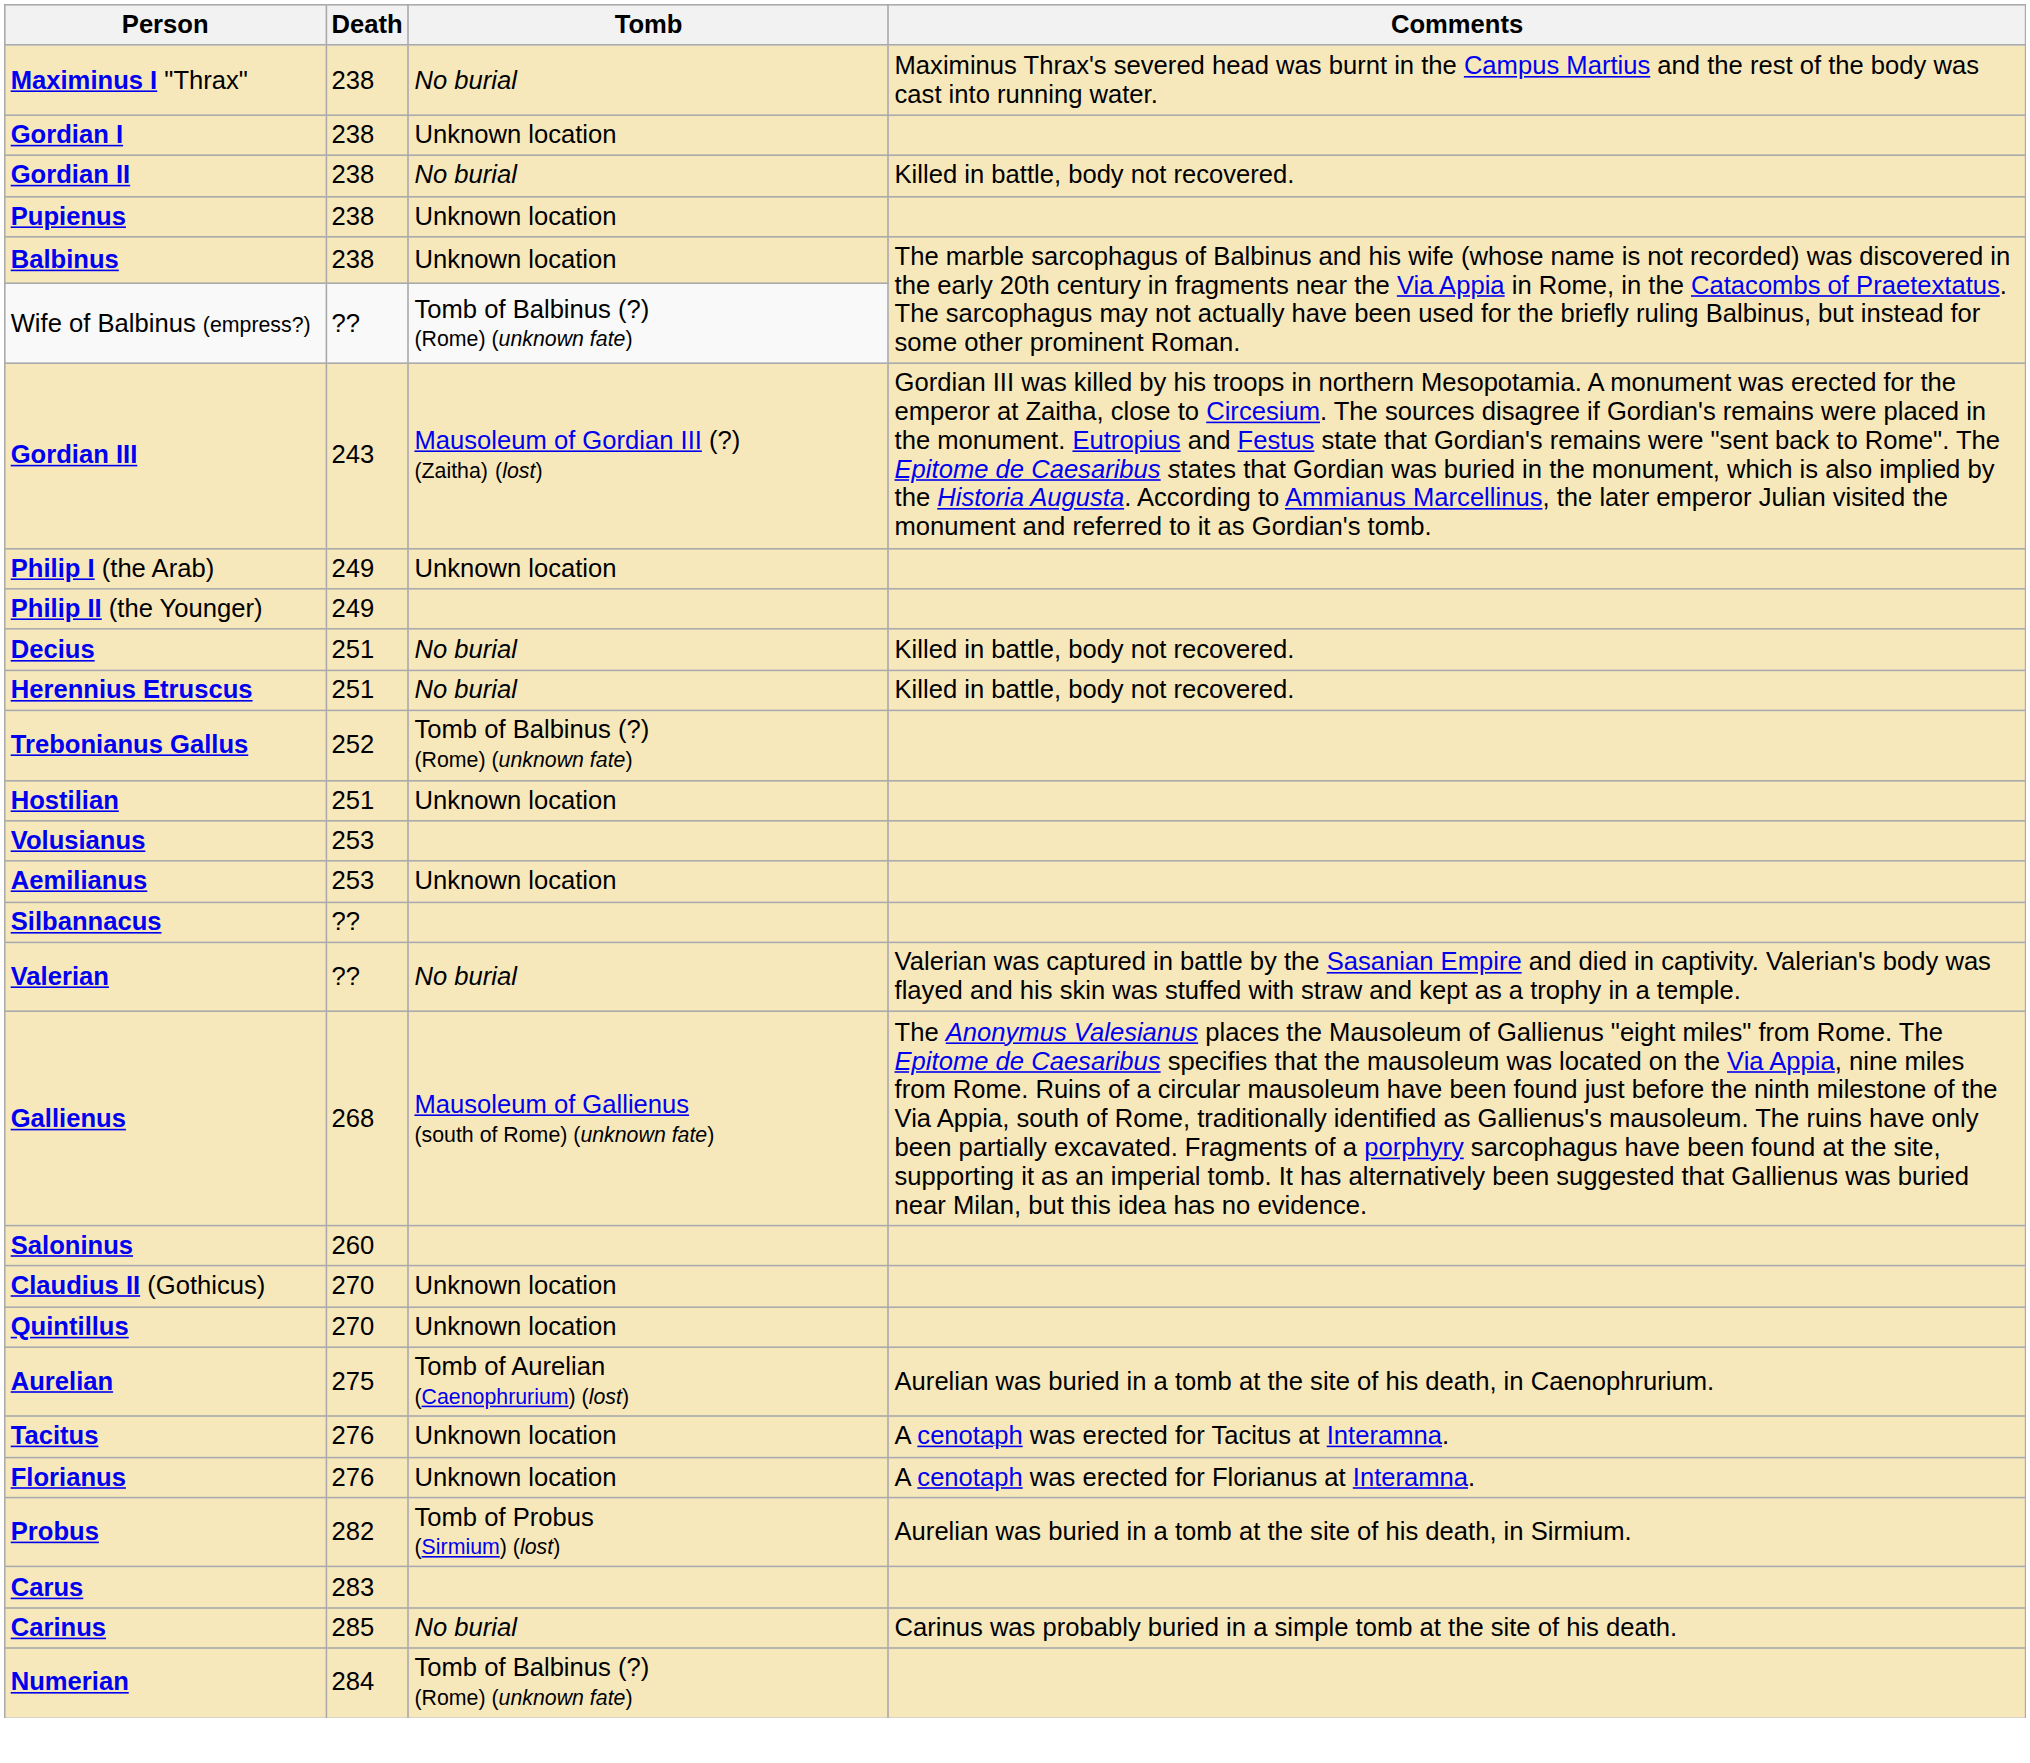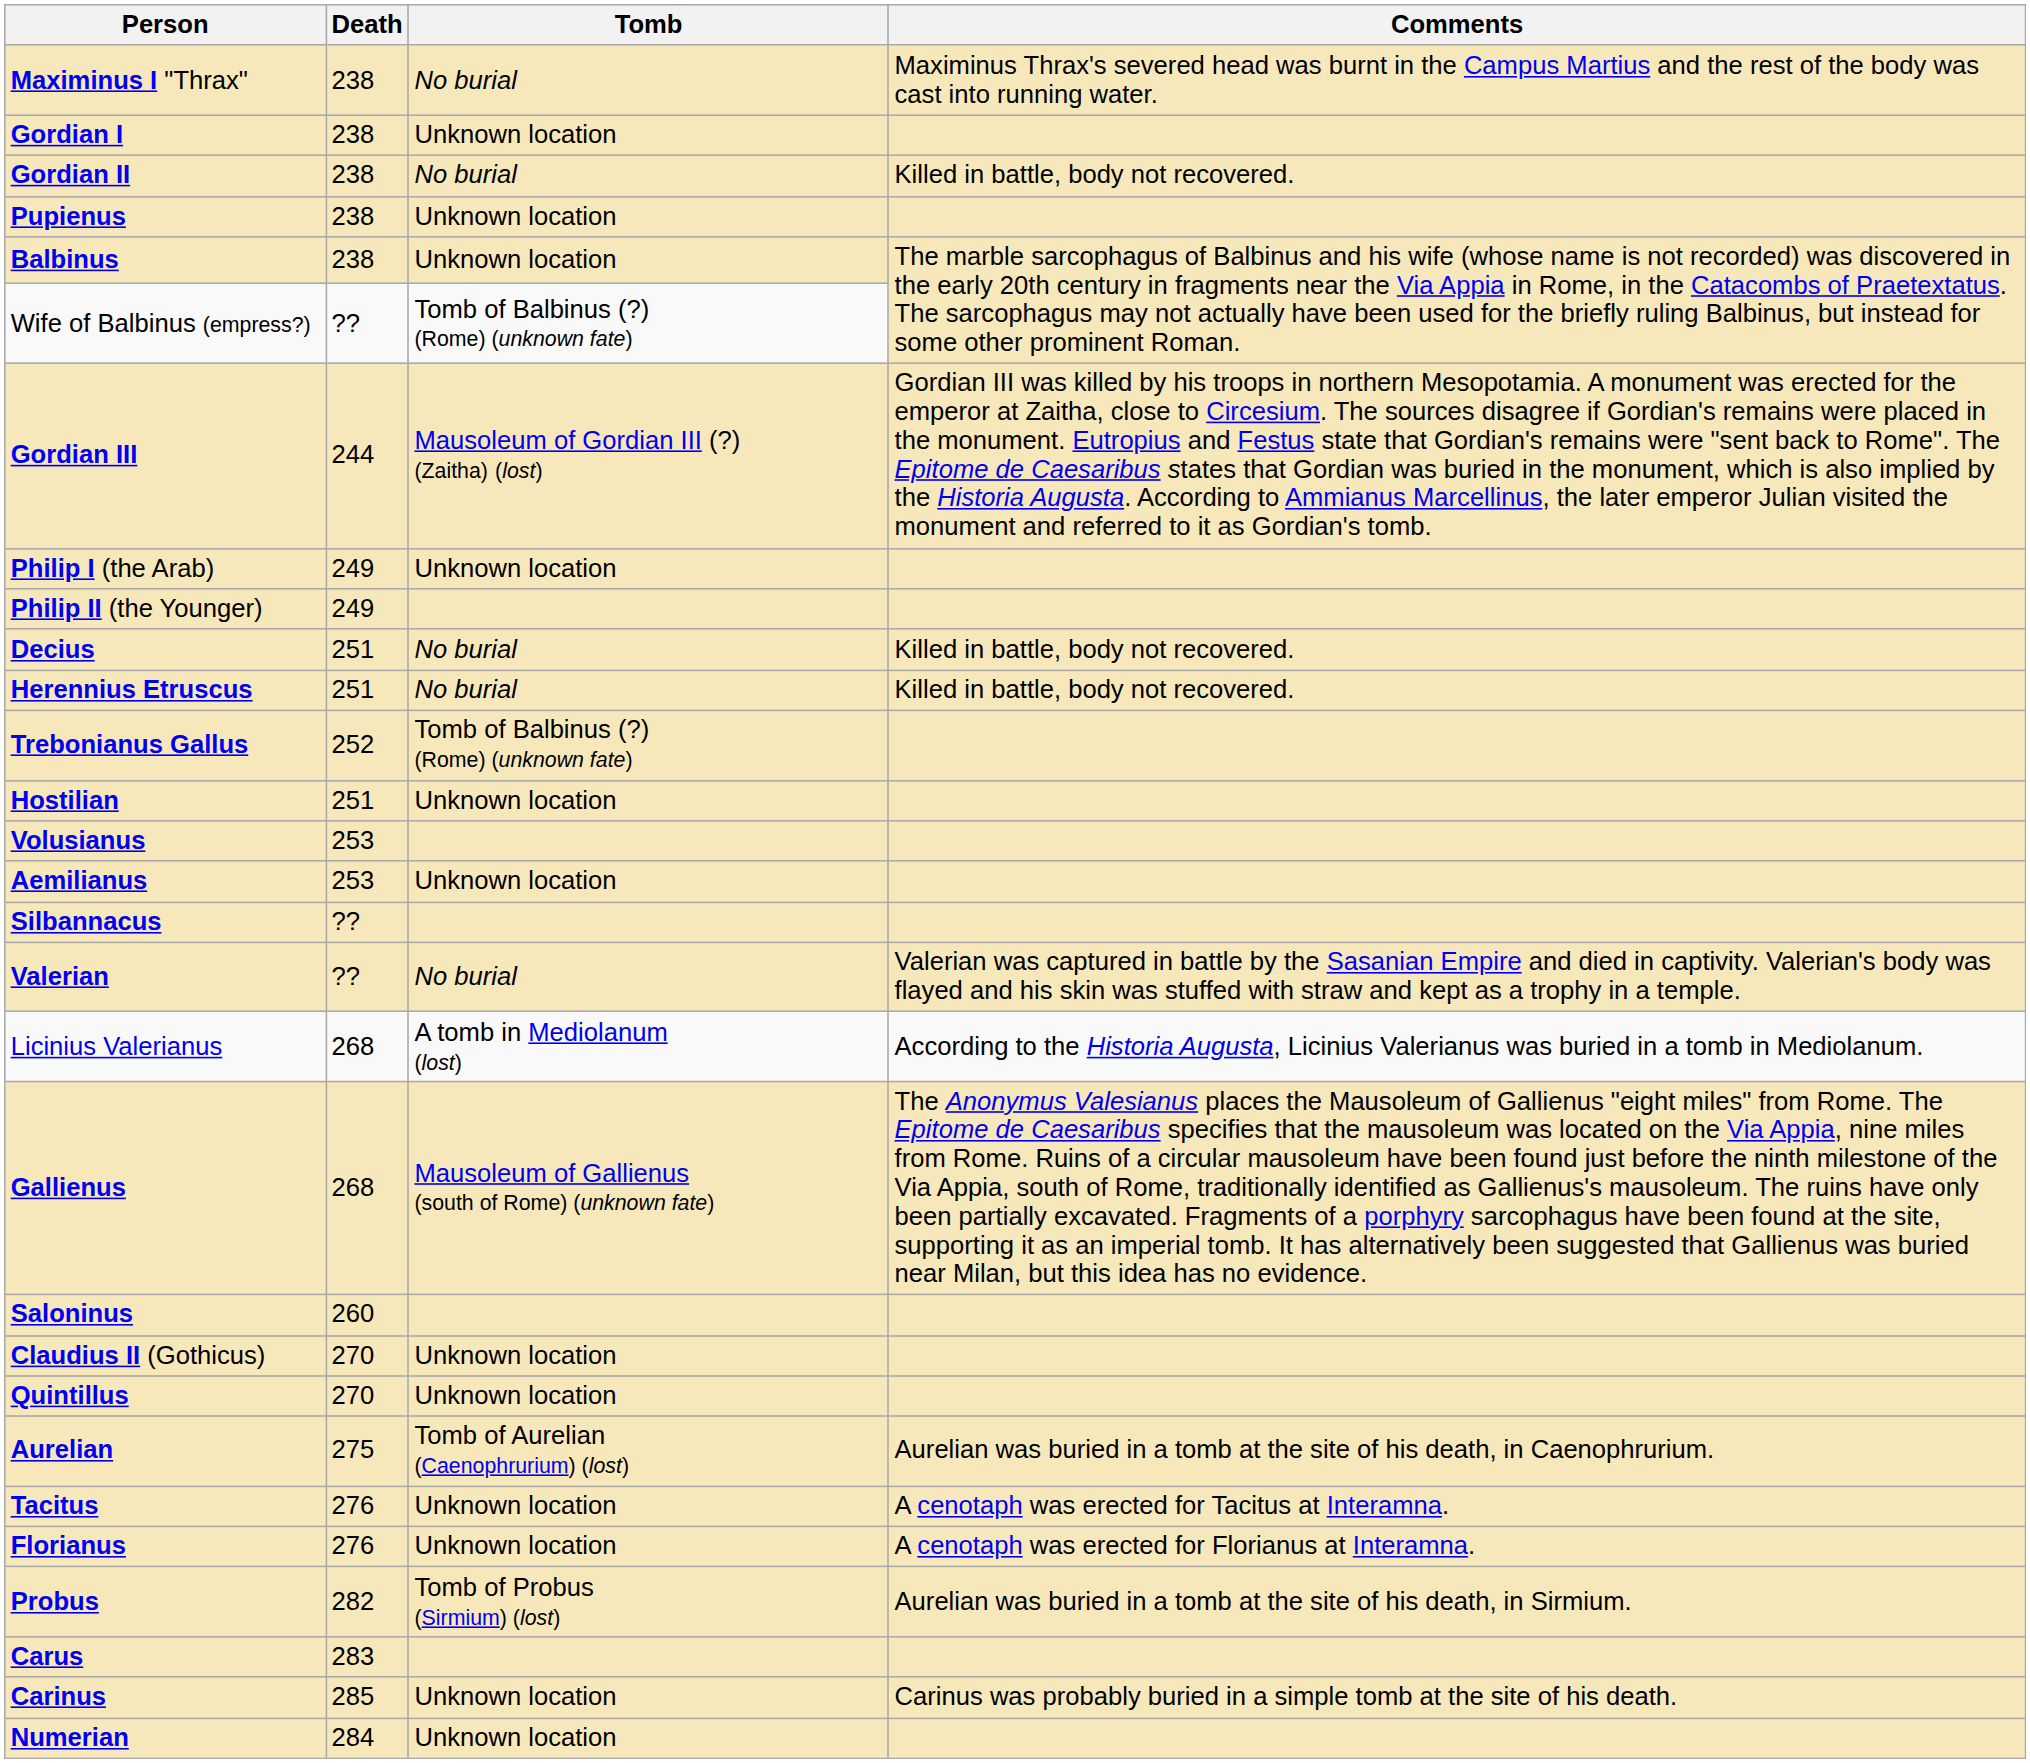(353, 455) 243 -> (353, 455) 244
+ row: (116, 1046)
(466, 1627) No burial -> (515, 1696) Unknown location
(532, 1682) Tomb of Balbinus (?) (Rome) (unknown fate) -> (515, 1737) Unknown location
